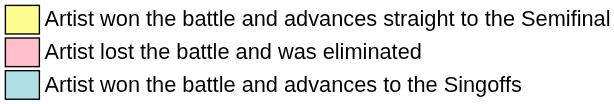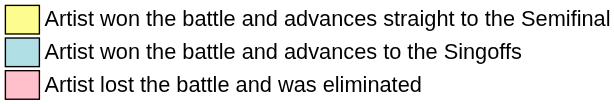rows swapped: (283, 84) <-> (233, 52)
